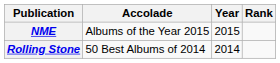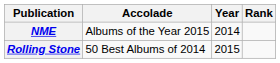(227, 31) 2015 -> (227, 31) 2014
(227, 49) 2014 -> (227, 49) 2015
